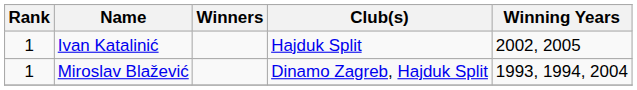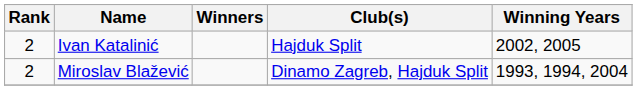(29, 44) 1 -> (29, 44) 2
(29, 71) 1 -> (29, 71) 2
